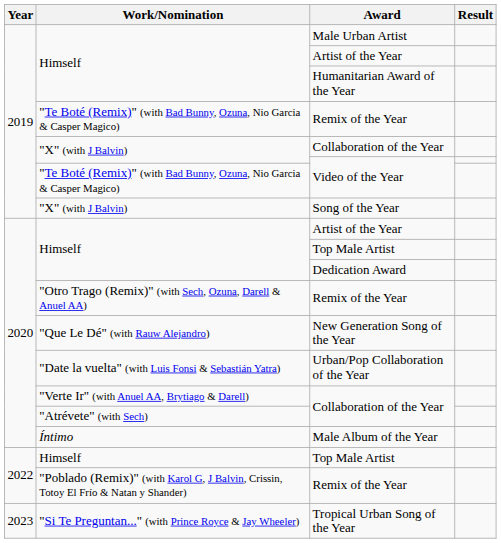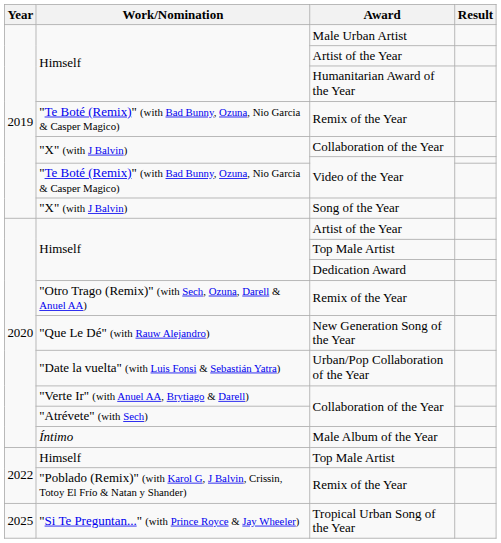(20, 520) 2023 -> (20, 520) 2025
